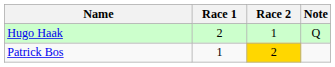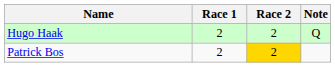(274, 33) 1 -> (274, 33) 2
(220, 52) 1 -> (220, 52) 2
